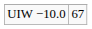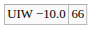(78, 14) 67 -> (78, 14) 66
